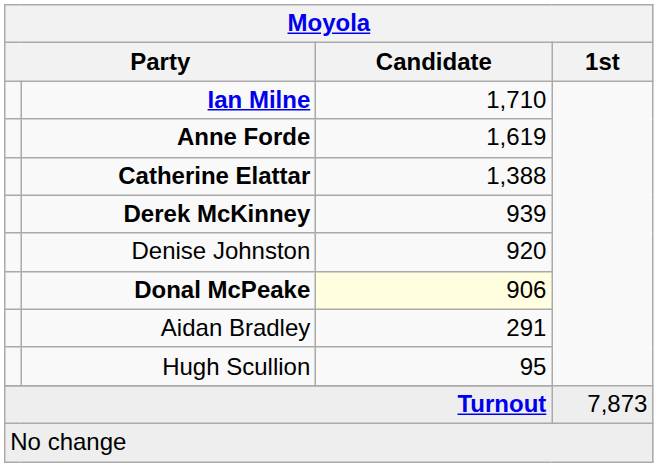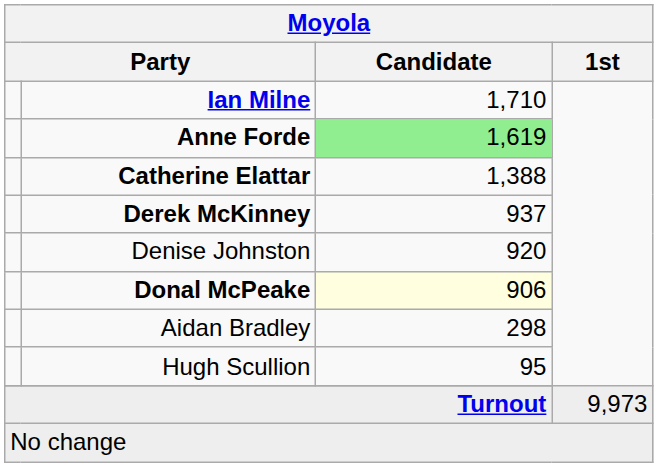(516, 137) no background -> (516, 137) lightgreen background
(526, 213) 939 -> (526, 213) 937
(526, 328) 291 -> (526, 328) 298
(617, 404) 7,873 -> (617, 404) 9,973
